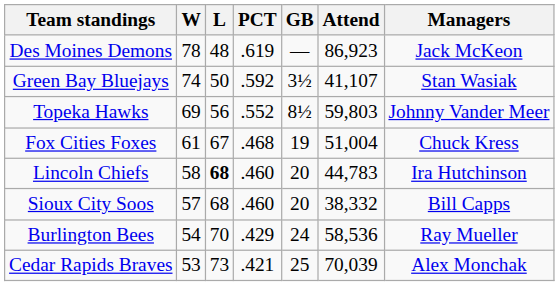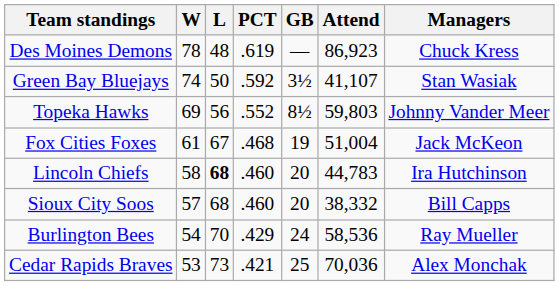(469, 50) Jack McKeon -> (469, 50) Chuck Kress
(469, 142) Chuck Kress -> (469, 142) Jack McKeon
(351, 265) 70,039 -> (351, 265) 70,036
